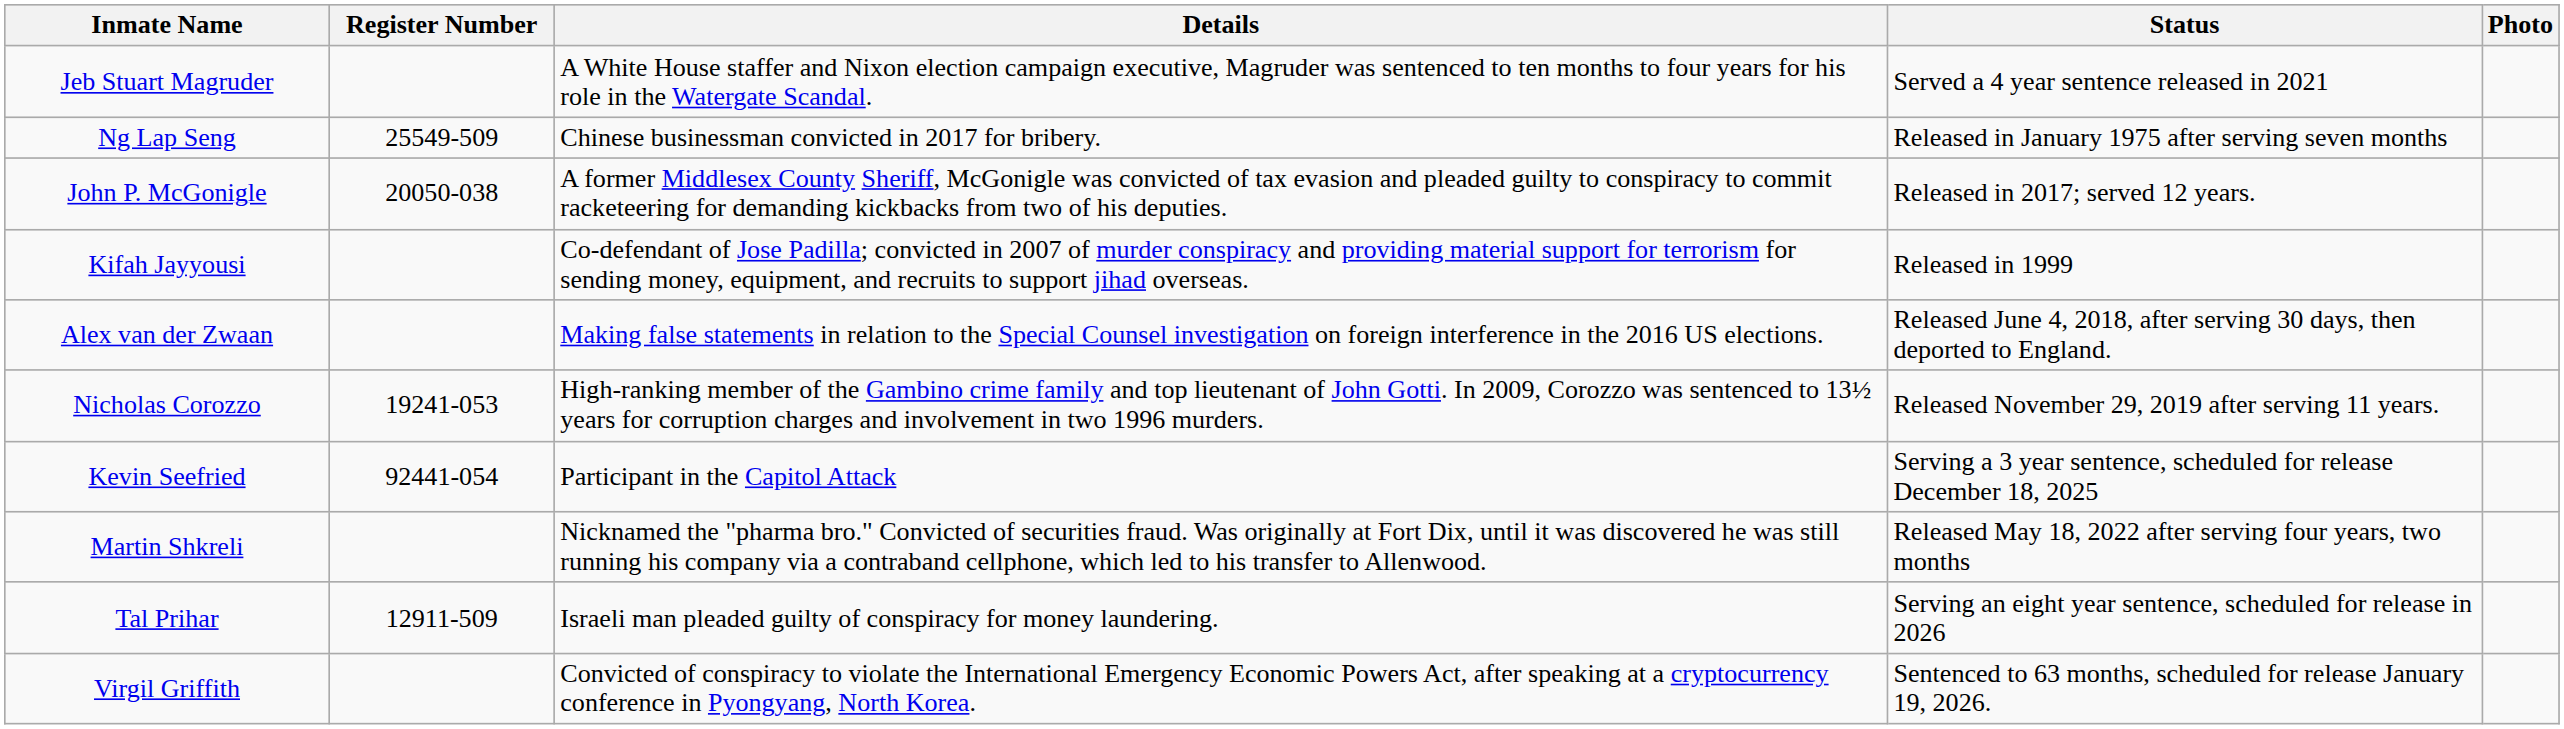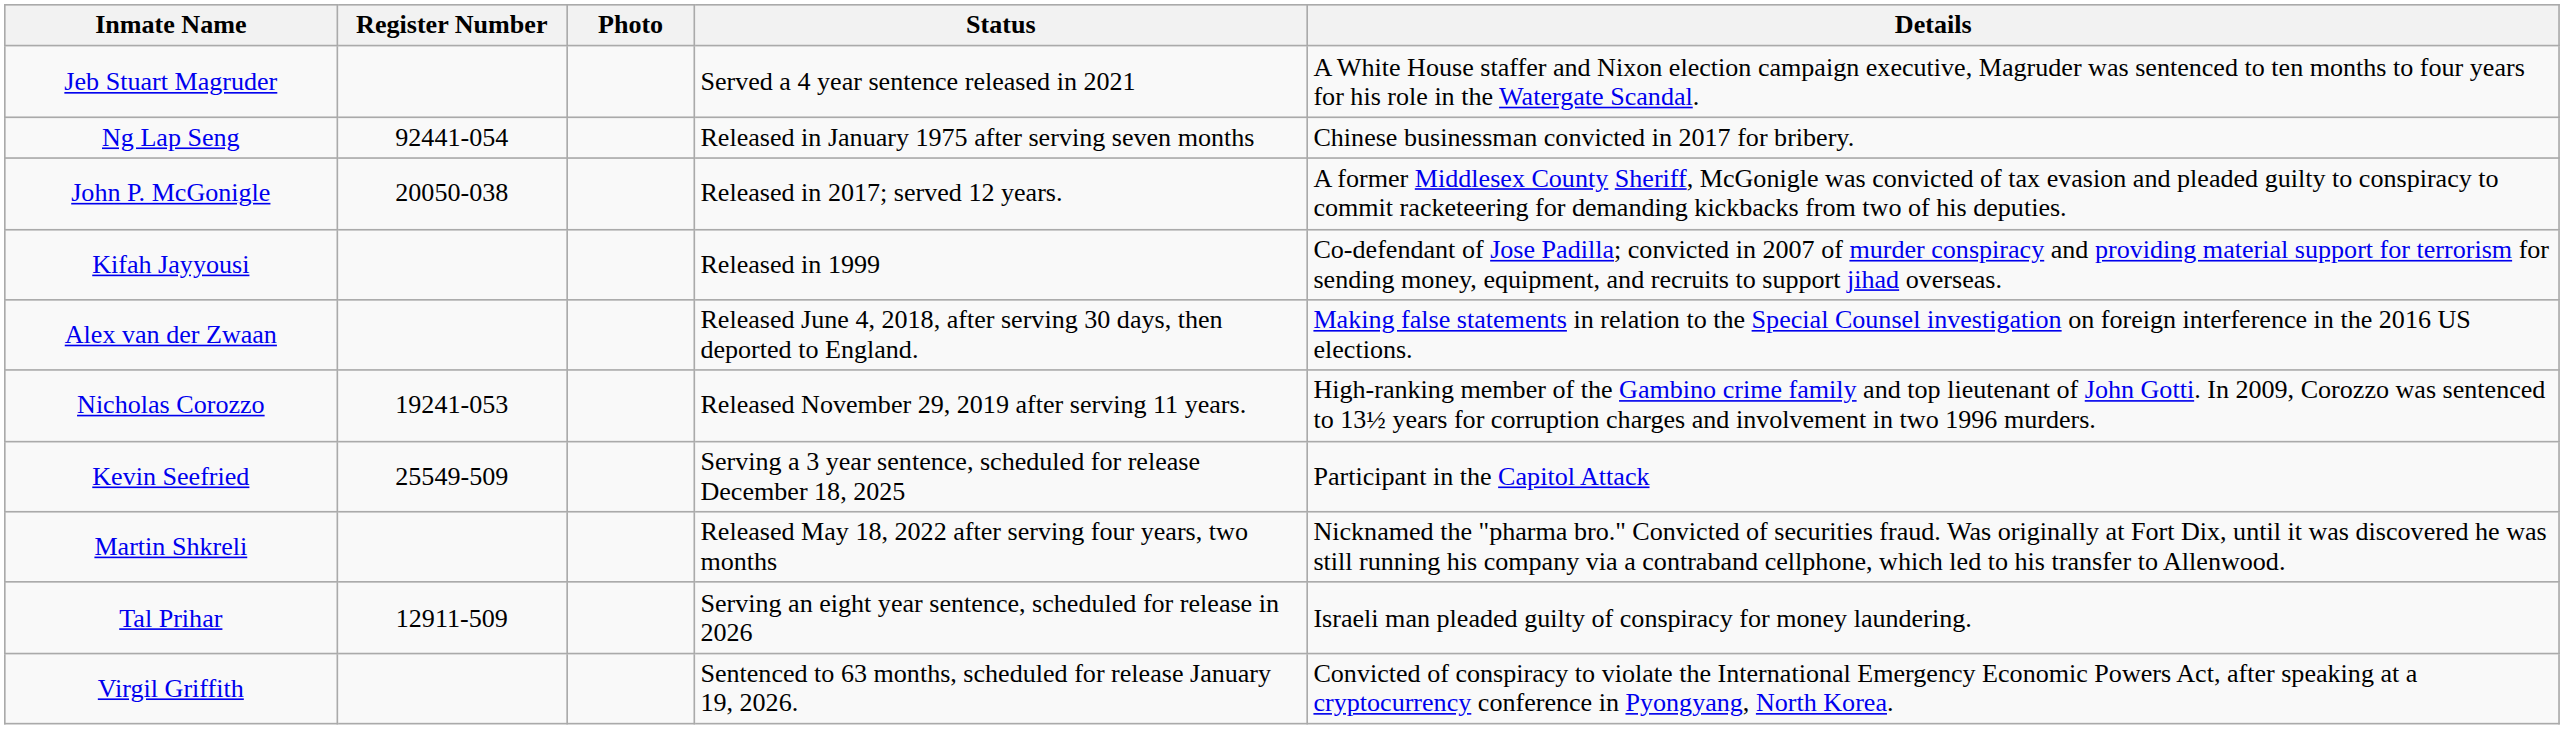columns swapped: (2520, 25) <-> (1221, 25)
(442, 137) 25549-509 -> (452, 137) 92441-054
(442, 476) 92441-054 -> (452, 476) 25549-509
